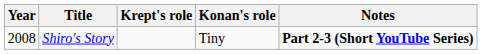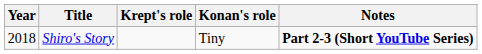(22, 37) 2008 -> (22, 37) 2018
